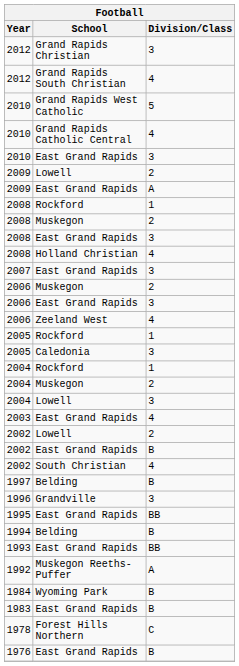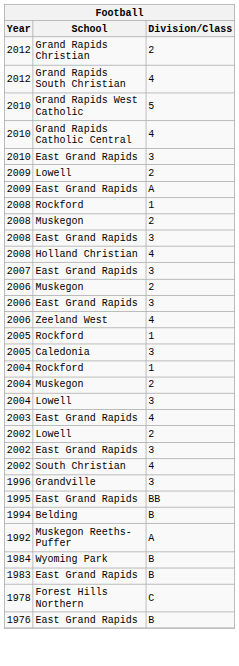(151, 51) 3 -> (151, 51) 2
(151, 450) B -> (151, 450) 3
- row: (19, 483)
- row: (19, 548)
